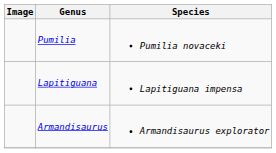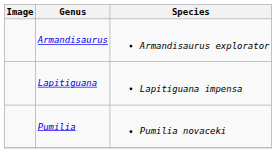rows swapped: (73, 126) <-> (57, 40)
